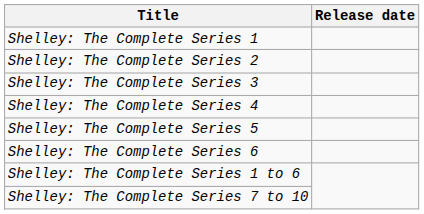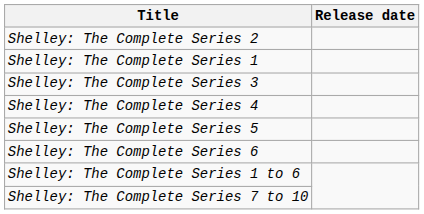rows swapped: (133, 39) <-> (133, 61)
